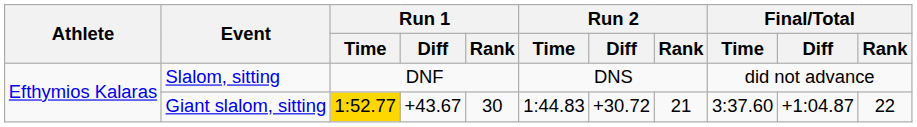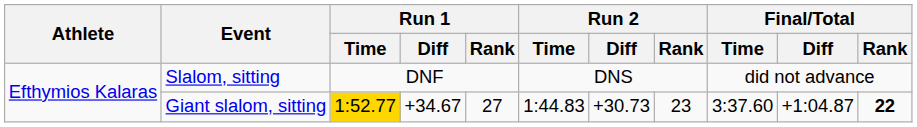(433, 106) +43.67 -> (433, 106) +34.67
(492, 106) 30 -> (492, 106) 27
(622, 106) +30.72 -> (622, 106) +30.73
(681, 106) 21 -> (681, 106) 23
(885, 106) normal -> (885, 106) bold
